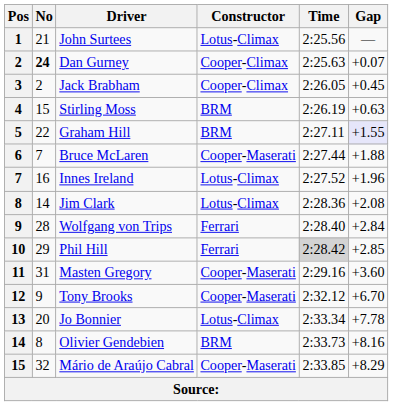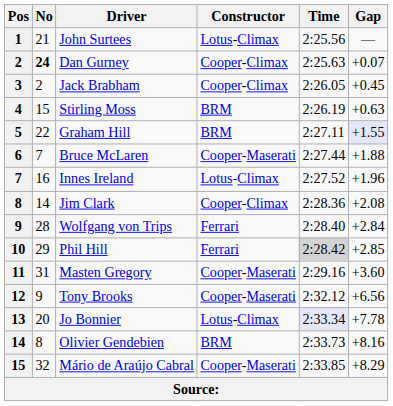(240, 202) Lotus-Climax -> (244, 202) Cooper-Climax
(368, 296) +6.70 -> (368, 296) +6.56
(324, 319) no background -> (324, 319) lavender background
